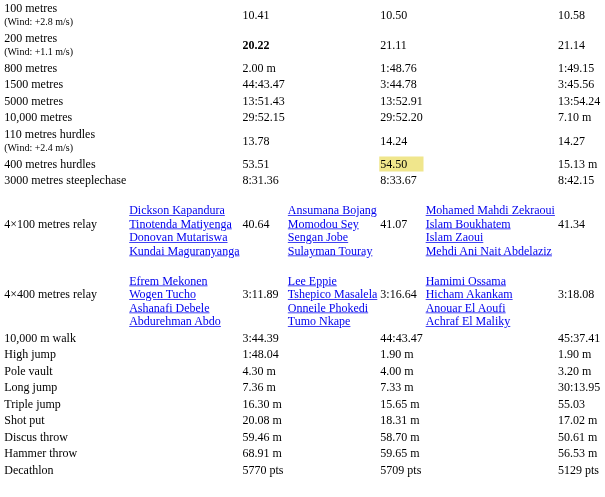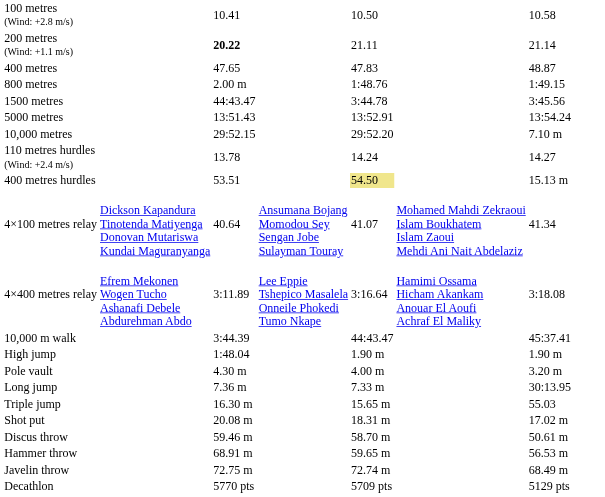+ row: (31, 68)
- row: (65, 180)
+ row: (37, 470)
